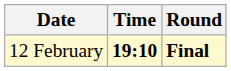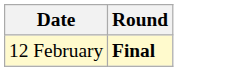- column: (135, 19)
